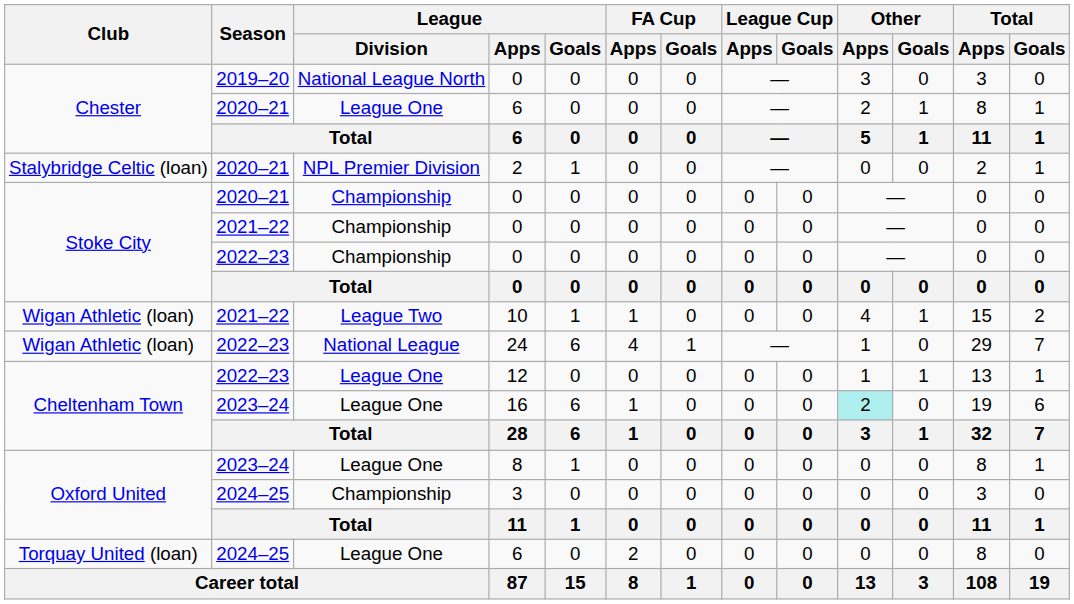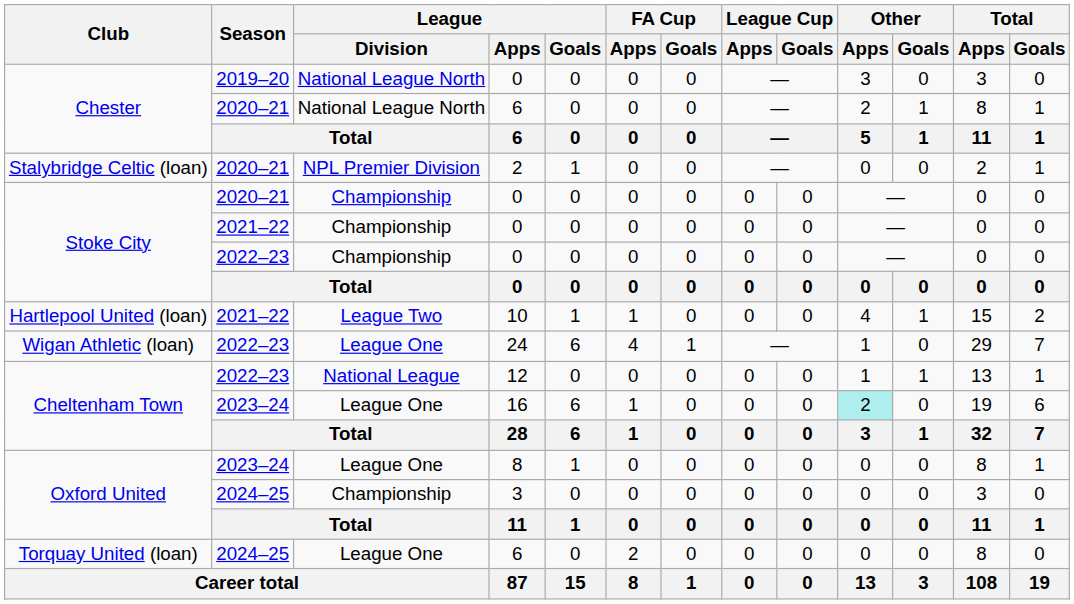(391, 108) League One -> (391, 108) National League North
(108, 316) Wigan Athletic (loan) -> (108, 316) Hartlepool United (loan)
(391, 345) National League -> (391, 345) League One
(391, 375) League One -> (391, 375) National League
